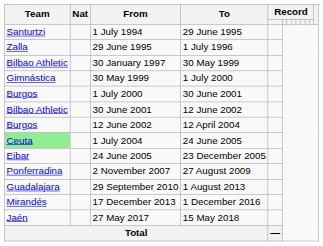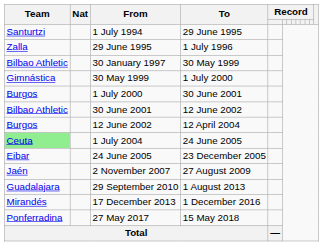(34, 171) Ponferradina -> (17, 171) Jaén
(17, 217) Jaén -> (34, 217) Ponferradina
